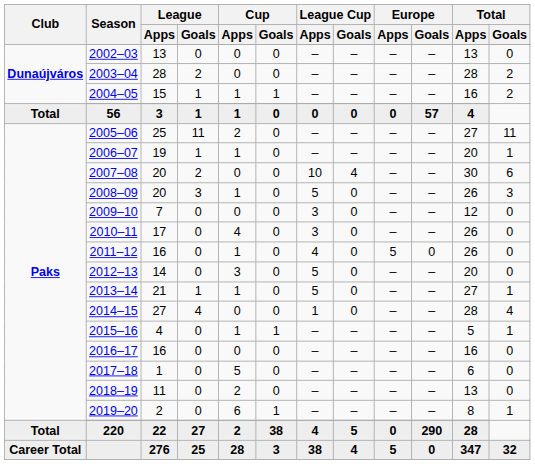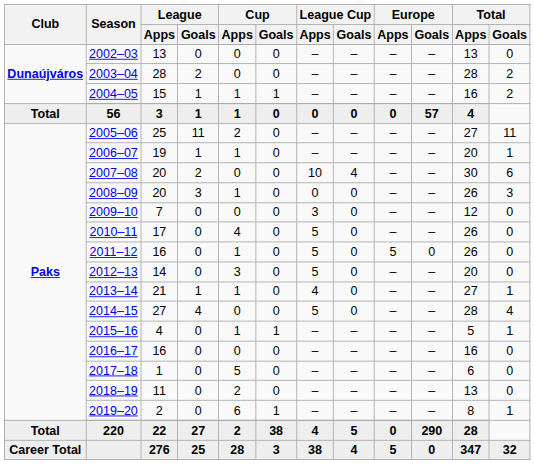(315, 193) 5 -> (315, 193) 0
(315, 232) 3 -> (315, 232) 5
(315, 252) 4 -> (315, 252) 5
(315, 292) 5 -> (315, 292) 4
(315, 312) 1 -> (315, 312) 5
